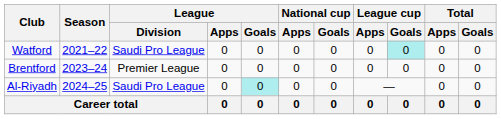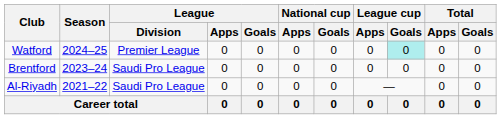(85, 50) 2021–22 -> (85, 50) 2024–25
(159, 50) Saudi Pro League -> (159, 50) Premier League
(159, 68) Premier League -> (159, 68) Saudi Pro League
(85, 86) 2024–25 -> (85, 86) 2021–22
(260, 86) paleturquoise background -> (260, 86) no background
